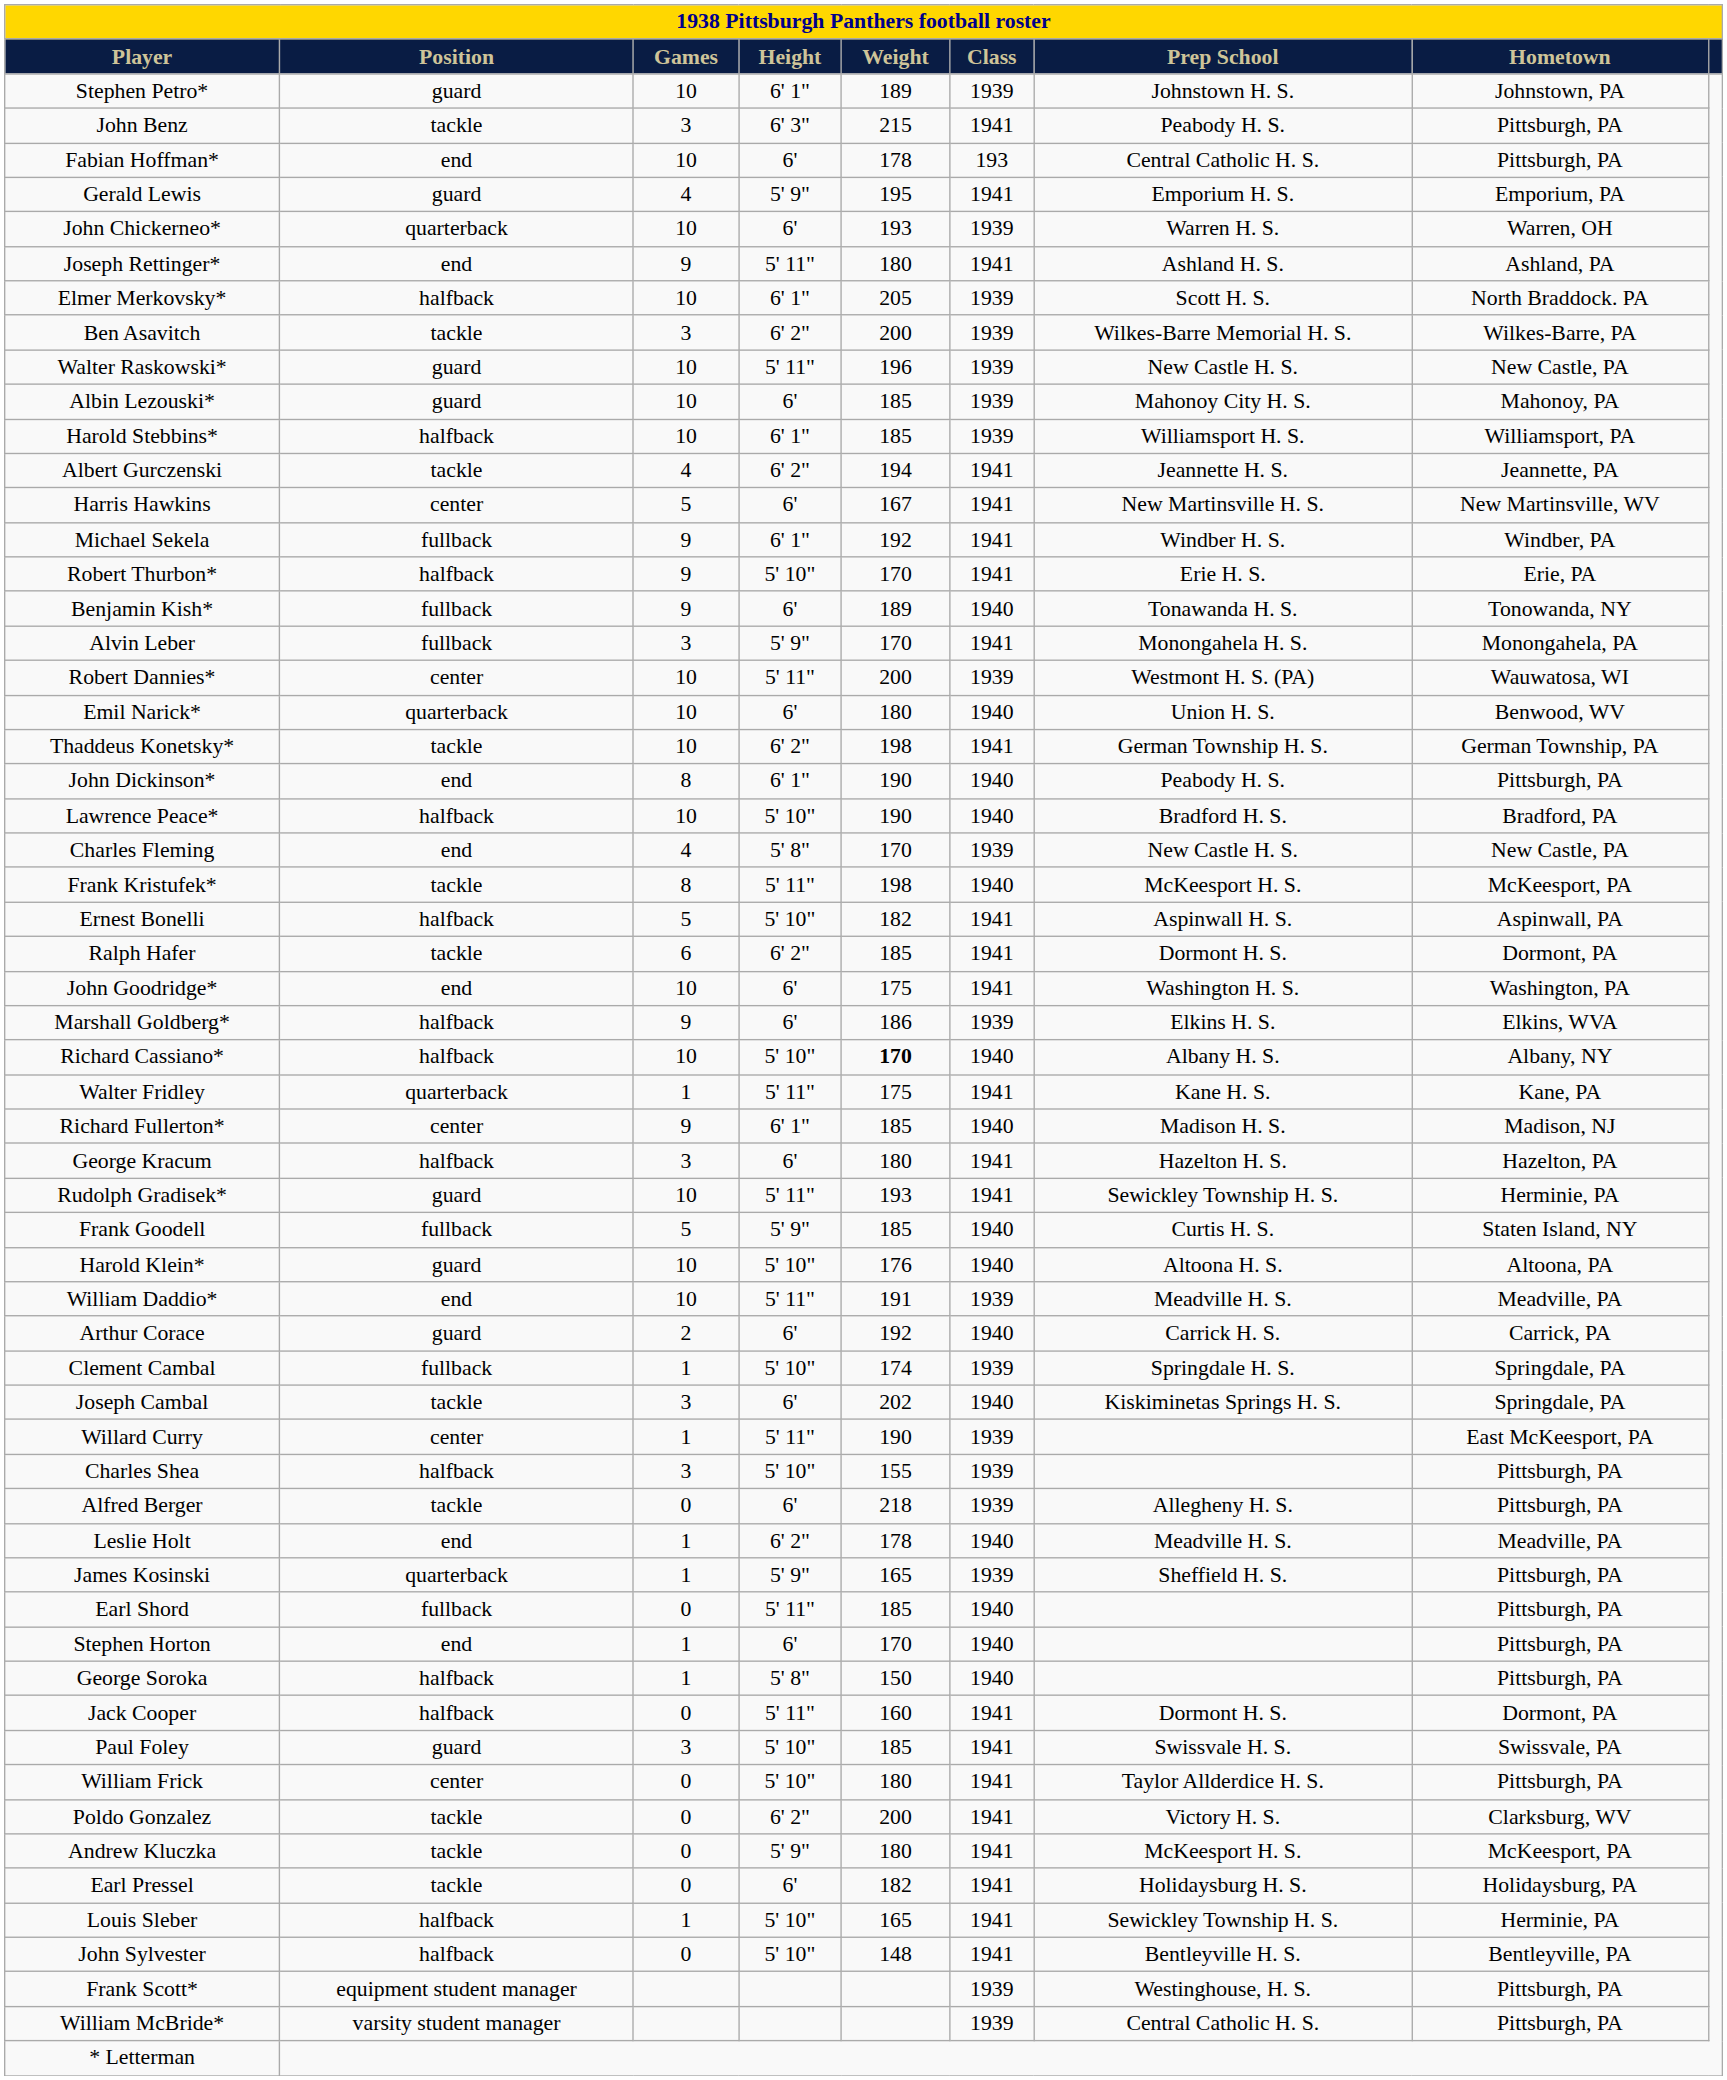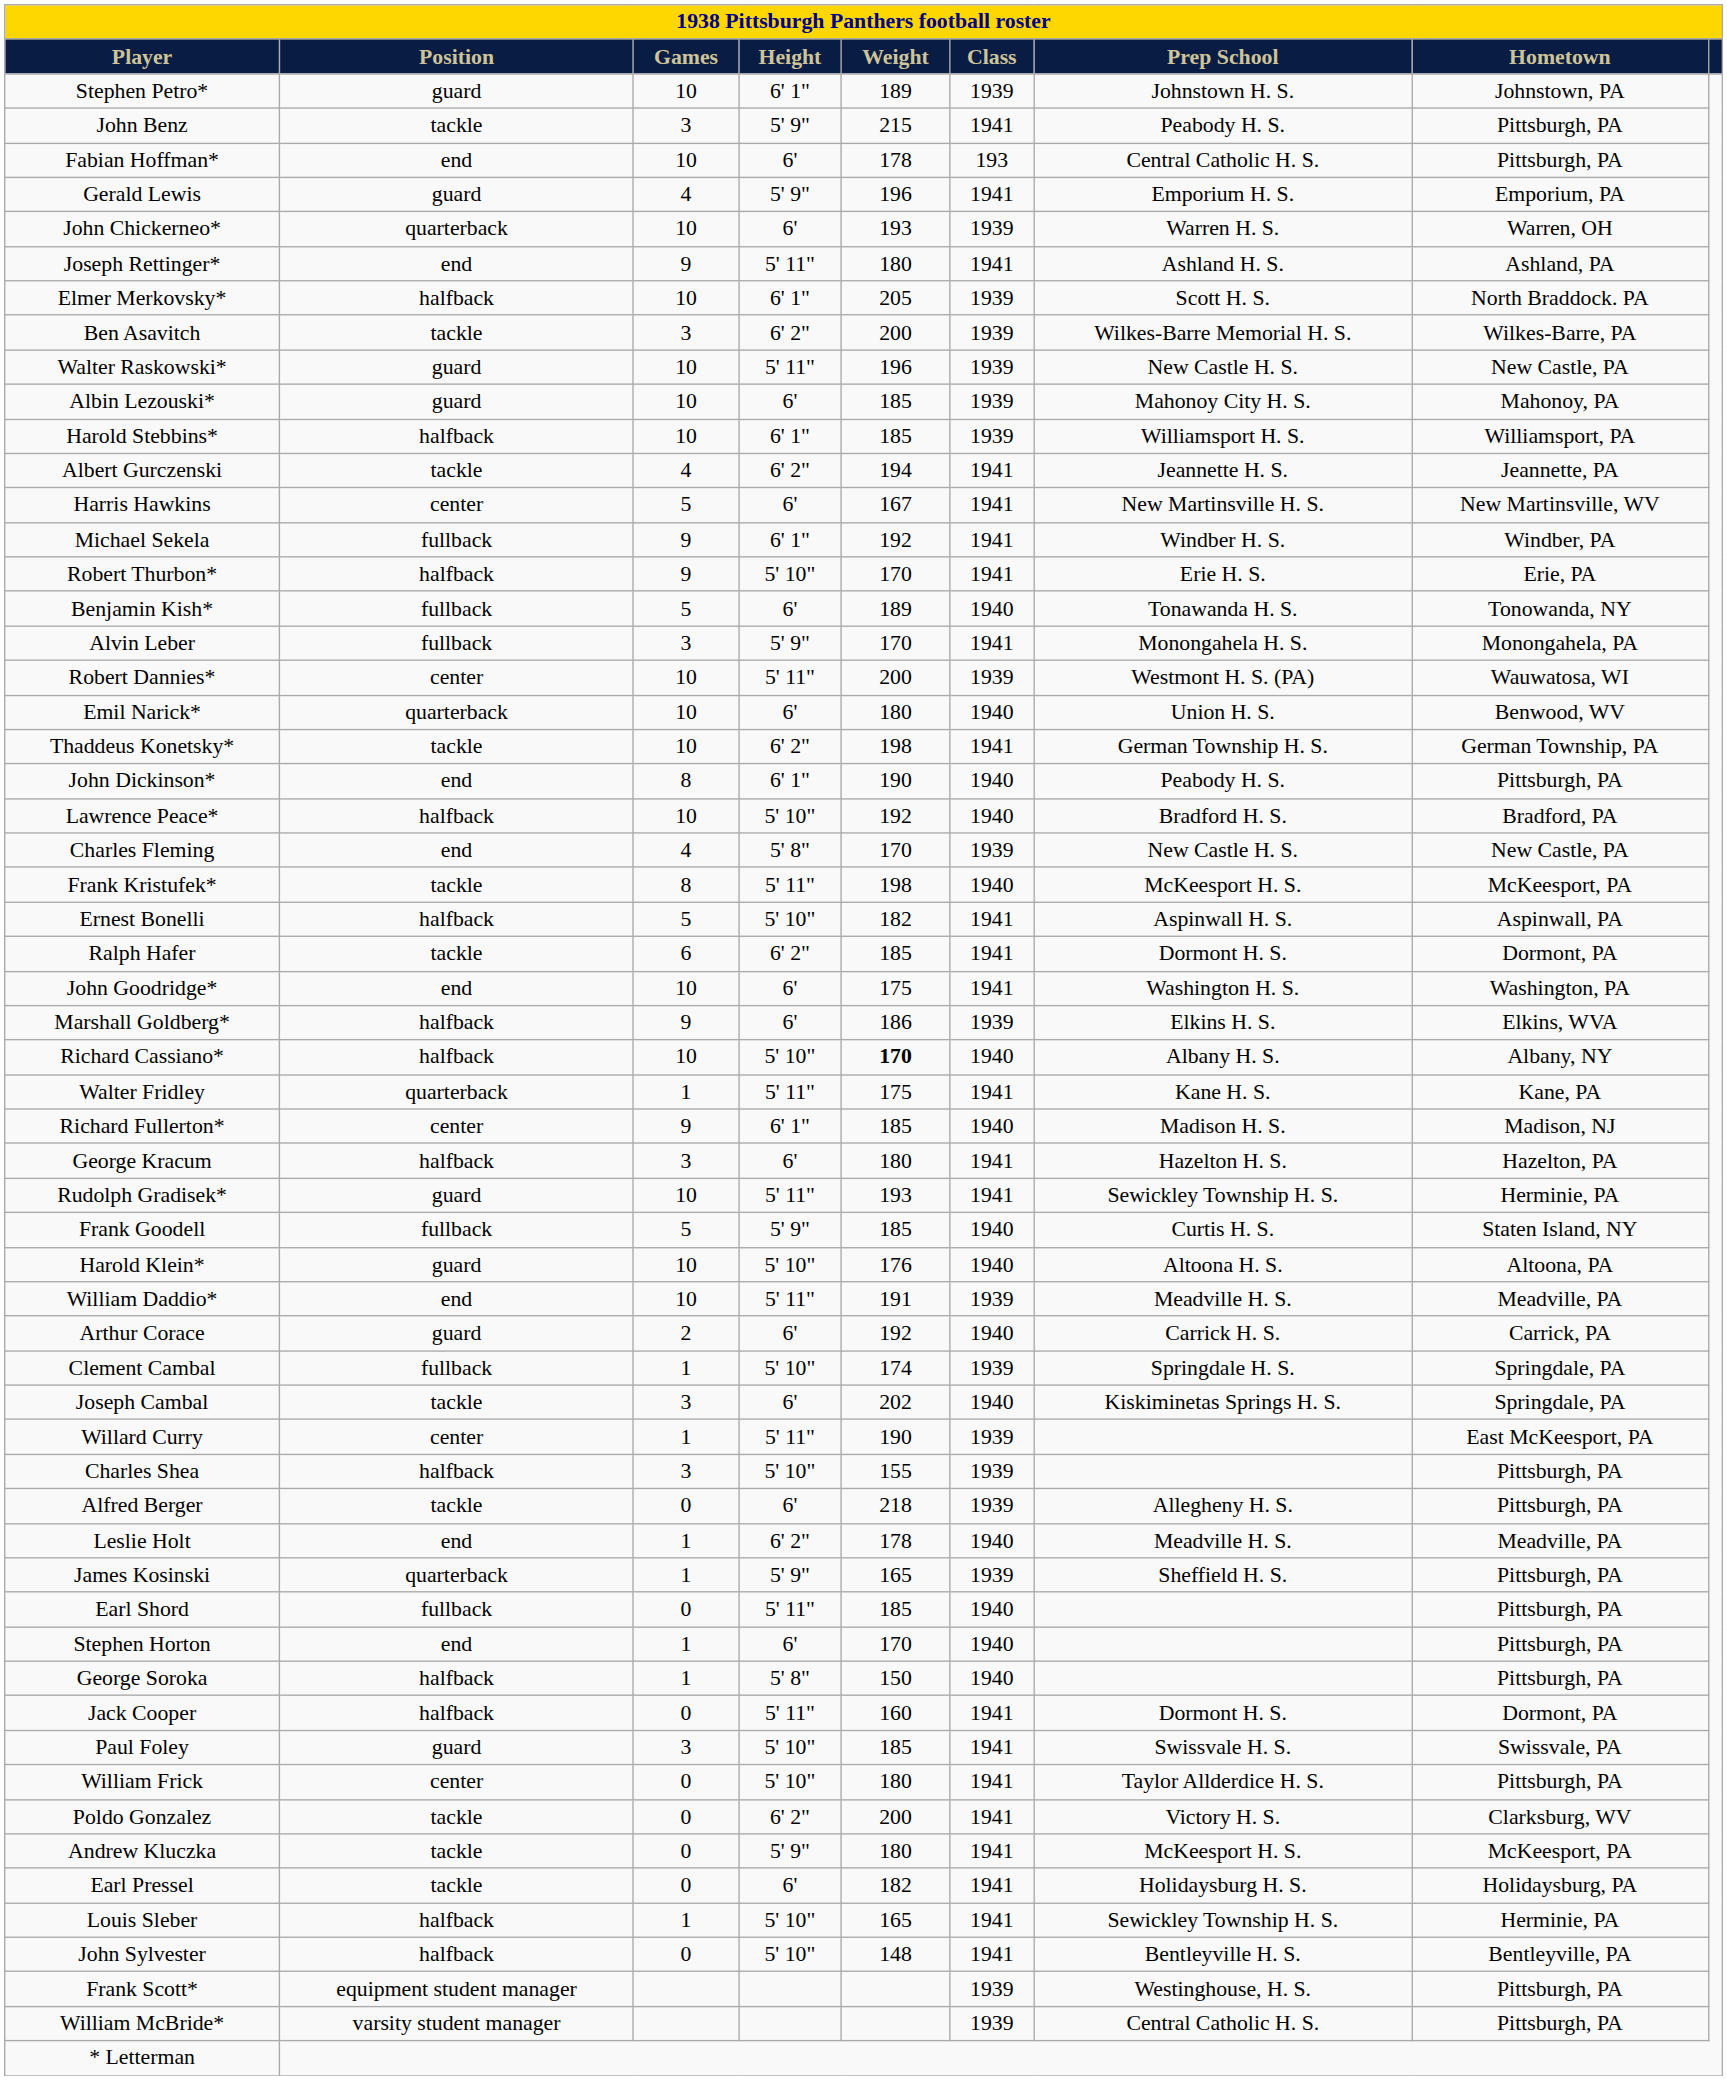(790, 125) 6' 3" -> (790, 125) 5' 9"
(896, 194) 195 -> (896, 194) 196
(686, 608) 9 -> (686, 608) 5
(896, 815) 190 -> (896, 815) 192
